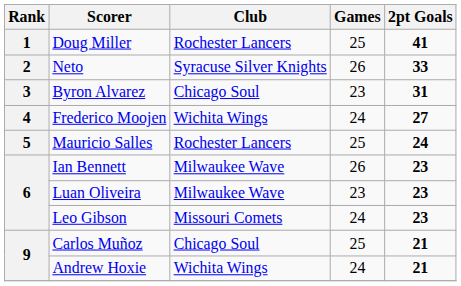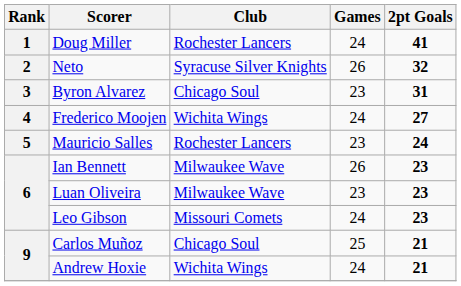(357, 42) 25 -> (357, 42) 24
(420, 67) 33 -> (420, 67) 32
(357, 142) 25 -> (357, 142) 23
